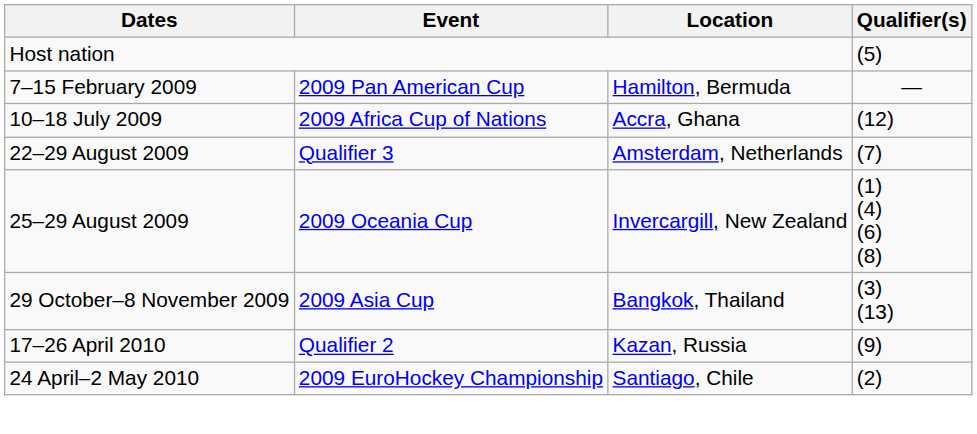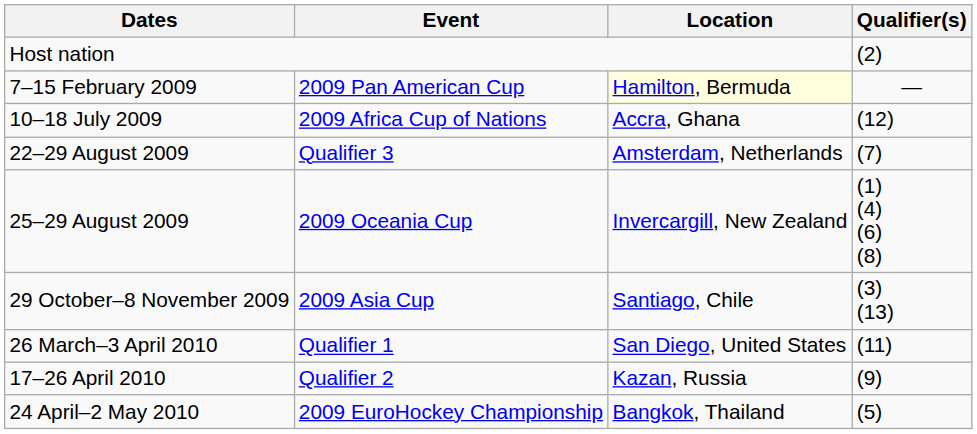(870, 53) (5) -> (870, 53) (2)
(702, 86) no background -> (702, 86) lightyellow background
(699, 300) Bangkok, Thailand -> (683, 300) Santiago, Chile
+ row: (114, 345)
(683, 378) Santiago, Chile -> (699, 411) Bangkok, Thailand
(870, 378) (2) -> (870, 411) (5)
